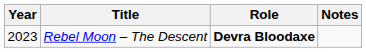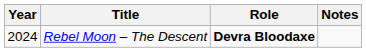(22, 36) 2023 -> (22, 36) 2024
